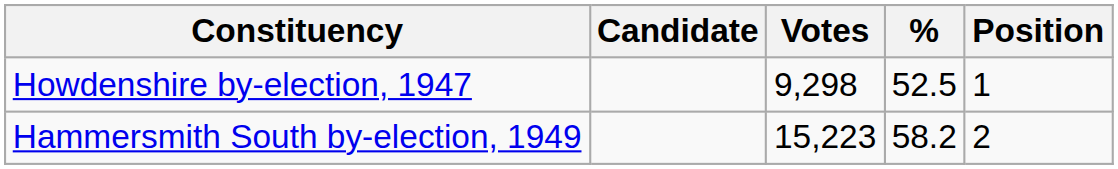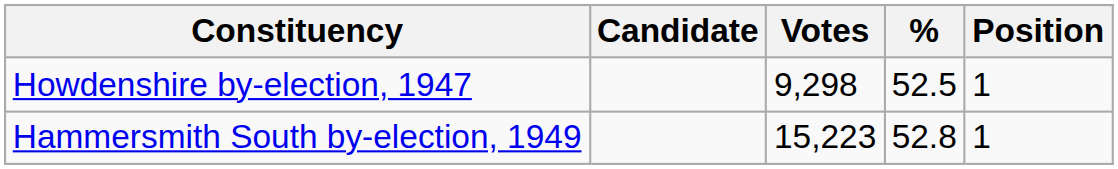(924, 137) 58.2 -> (924, 137) 52.8
(981, 137) 2 -> (981, 137) 1
